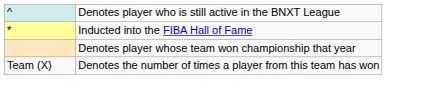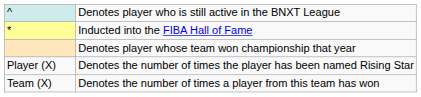+ row: (31, 65)
